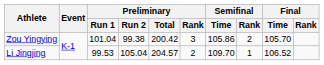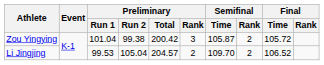(221, 39) 105.86 -> (221, 39) 105.87
(278, 39) 105.70 -> (278, 39) 105.72
(249, 53) 1 -> (249, 53) 2
